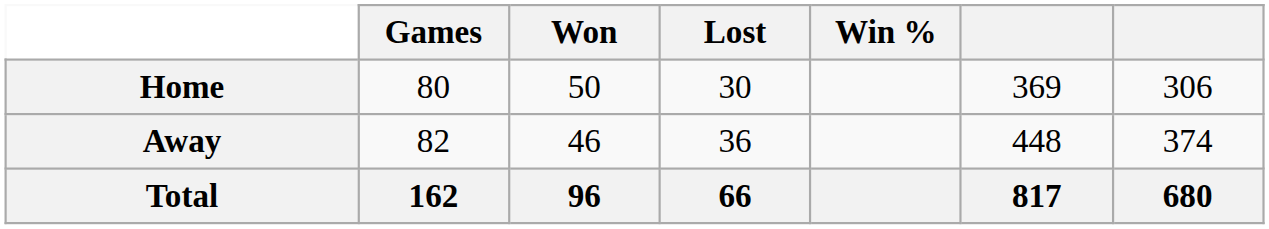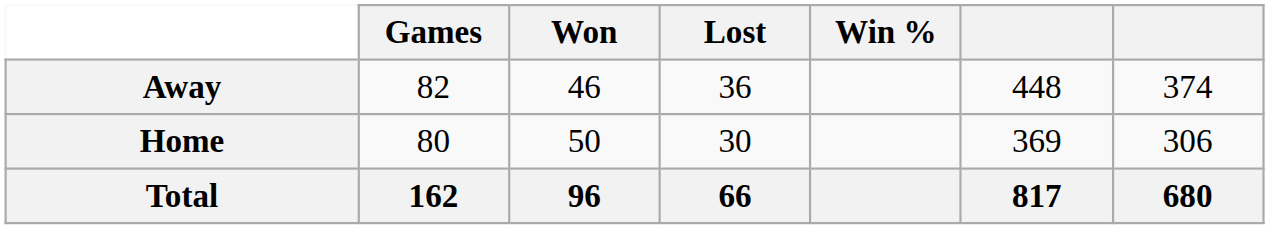rows swapped: (182, 86) <-> (182, 141)
